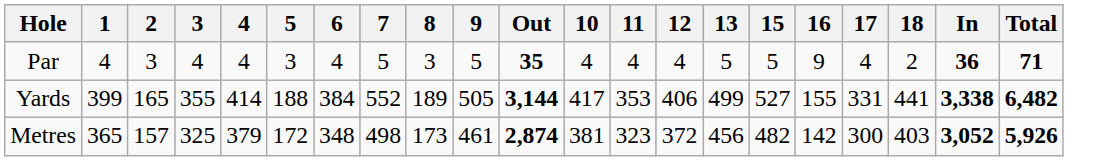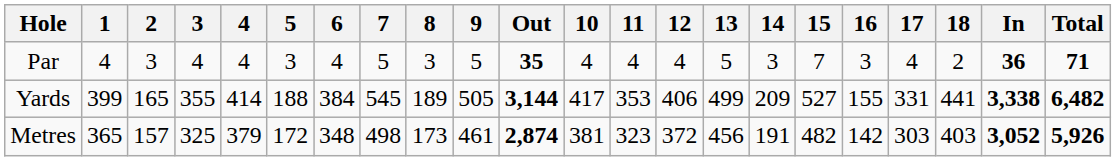+ column: (772, 23)
(772, 60) 5 -> (819, 60) 7
(819, 60) 9 -> (865, 60) 3
(383, 98) 552 -> (383, 98) 545
(865, 135) 300 -> (912, 135) 303
